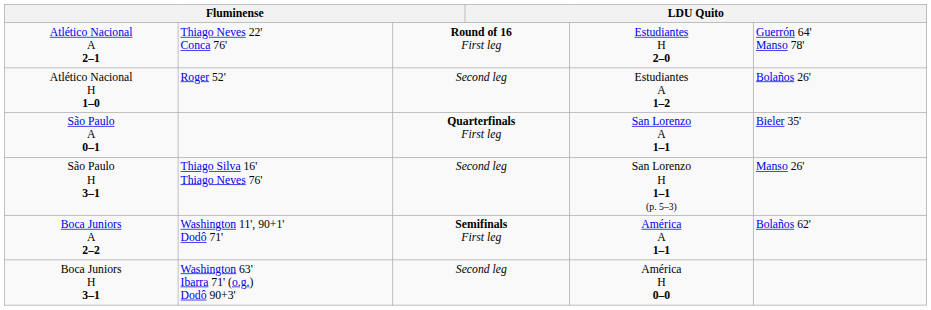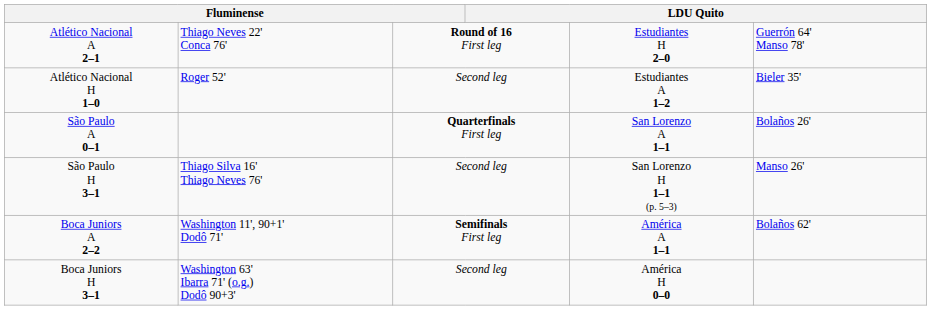(783, 77) Bolaños 26' -> (779, 77) Bieler 35'
(779, 121) Bieler 35' -> (783, 121) Bolaños 26'
